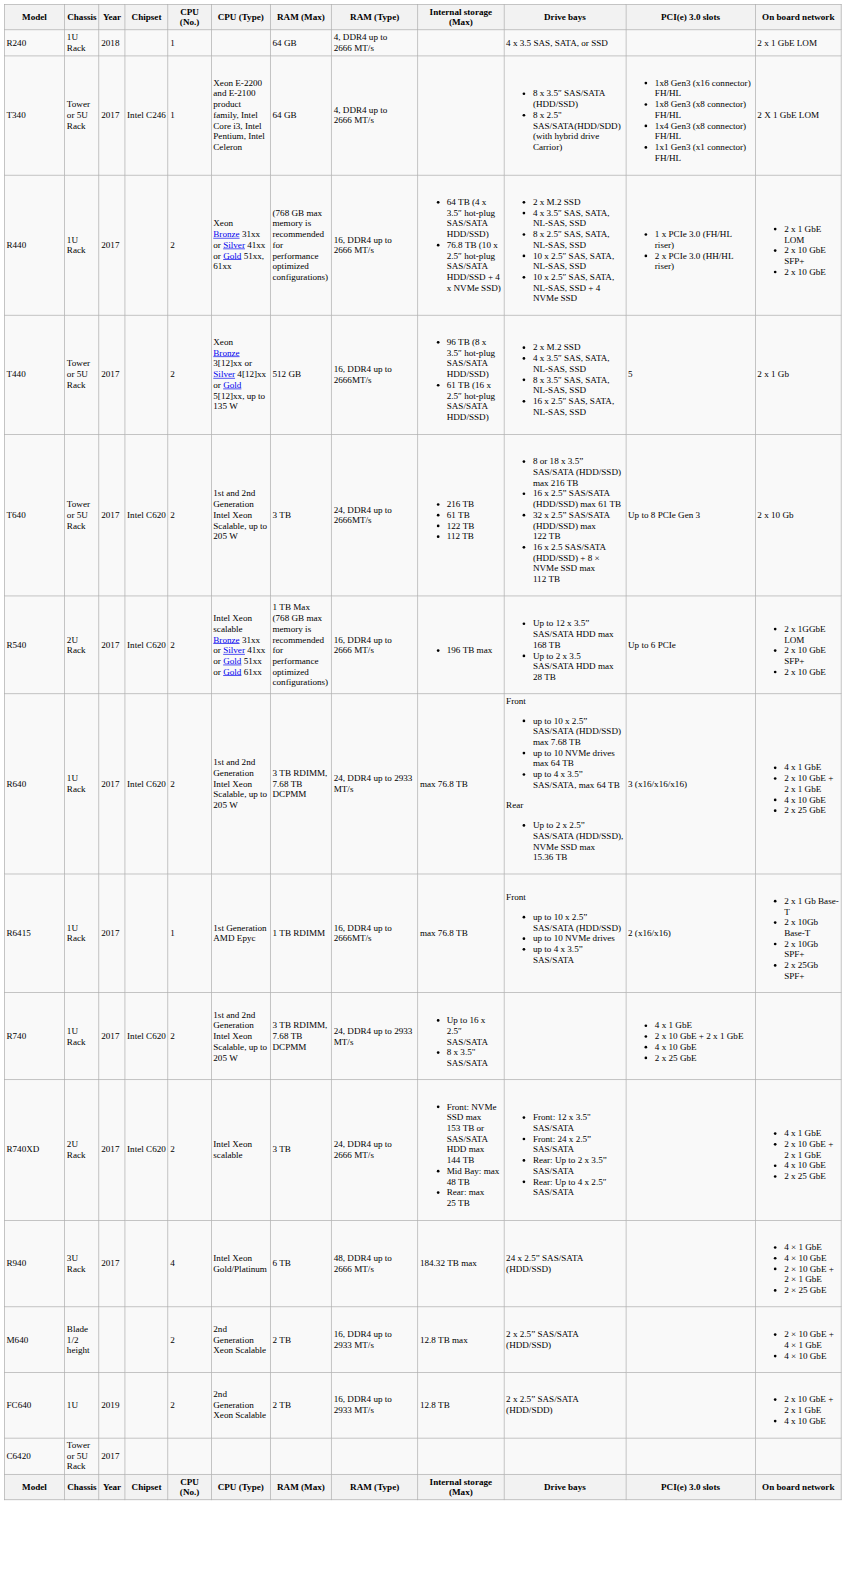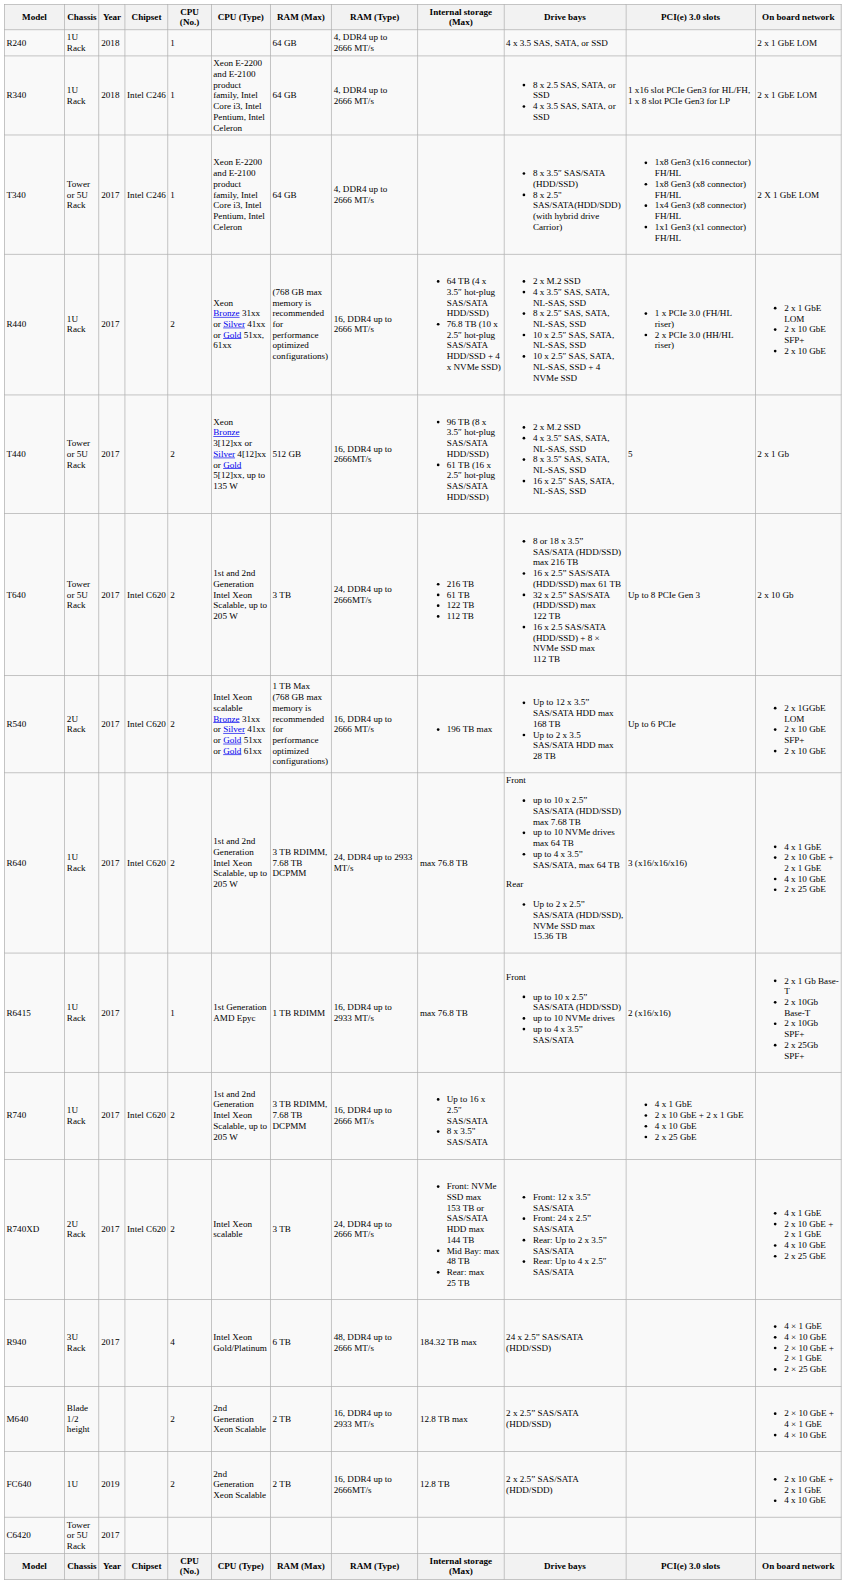+ row: (16, 95)
(363, 933) 16, DDR4 up to 2666MT/s -> (363, 1012) 16, DDR4 up to 2933 MT/s
(373, 1036) 24, DDR4 up to 2933 MT/s -> (363, 1115) 16, DDR4 up to 2666 MT/s
(363, 1404) 16, DDR4 up to 2933 MT/s -> (363, 1484) 16, DDR4 up to 2666MT/s
